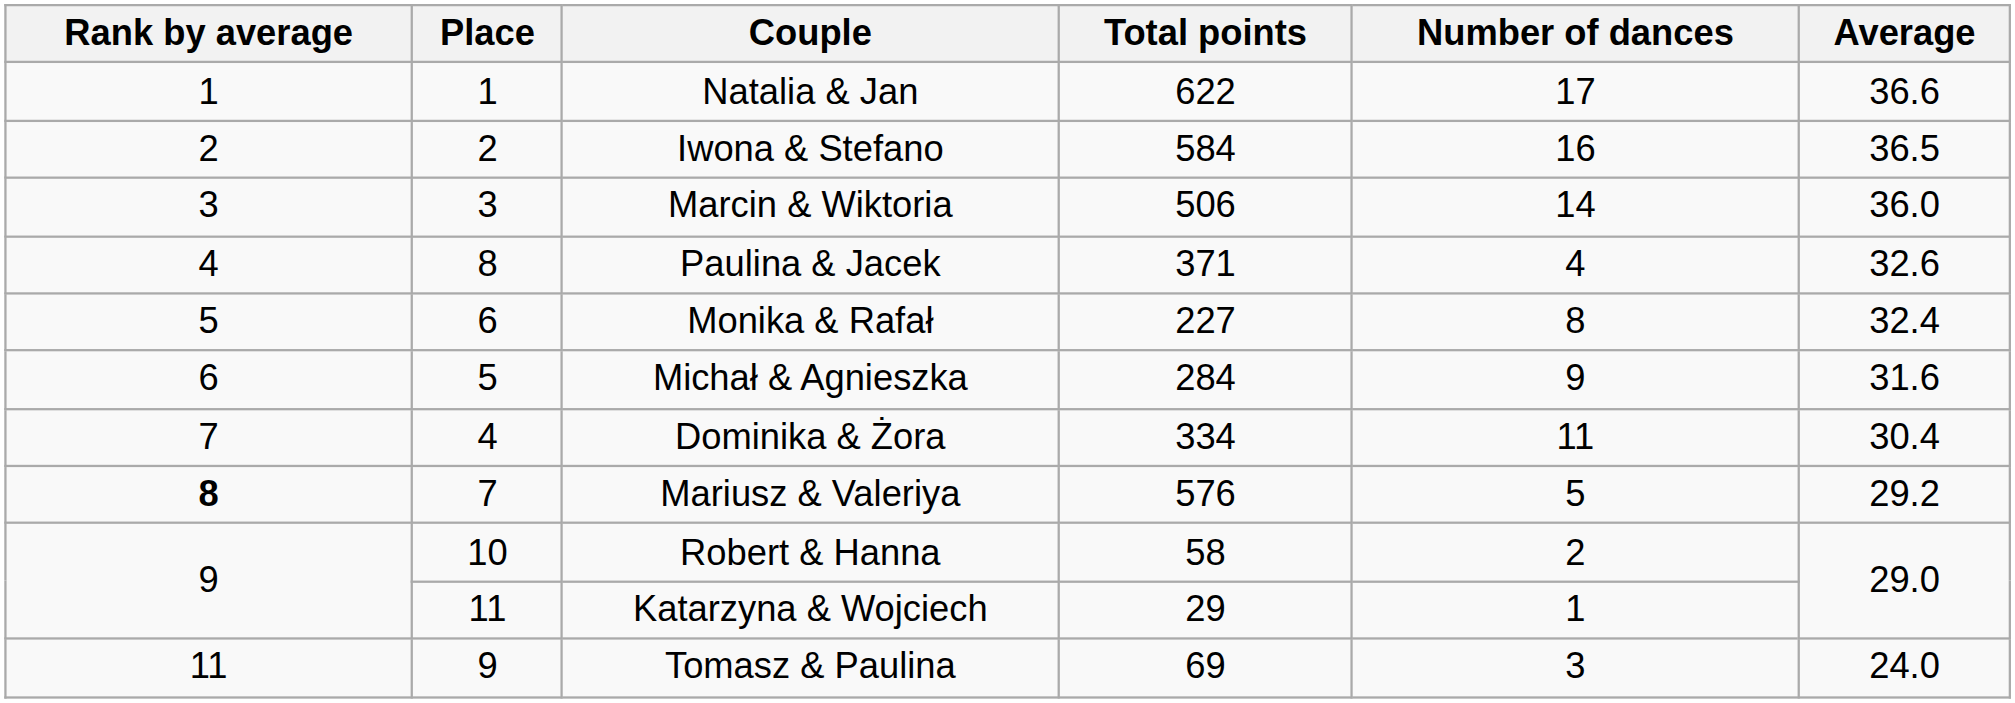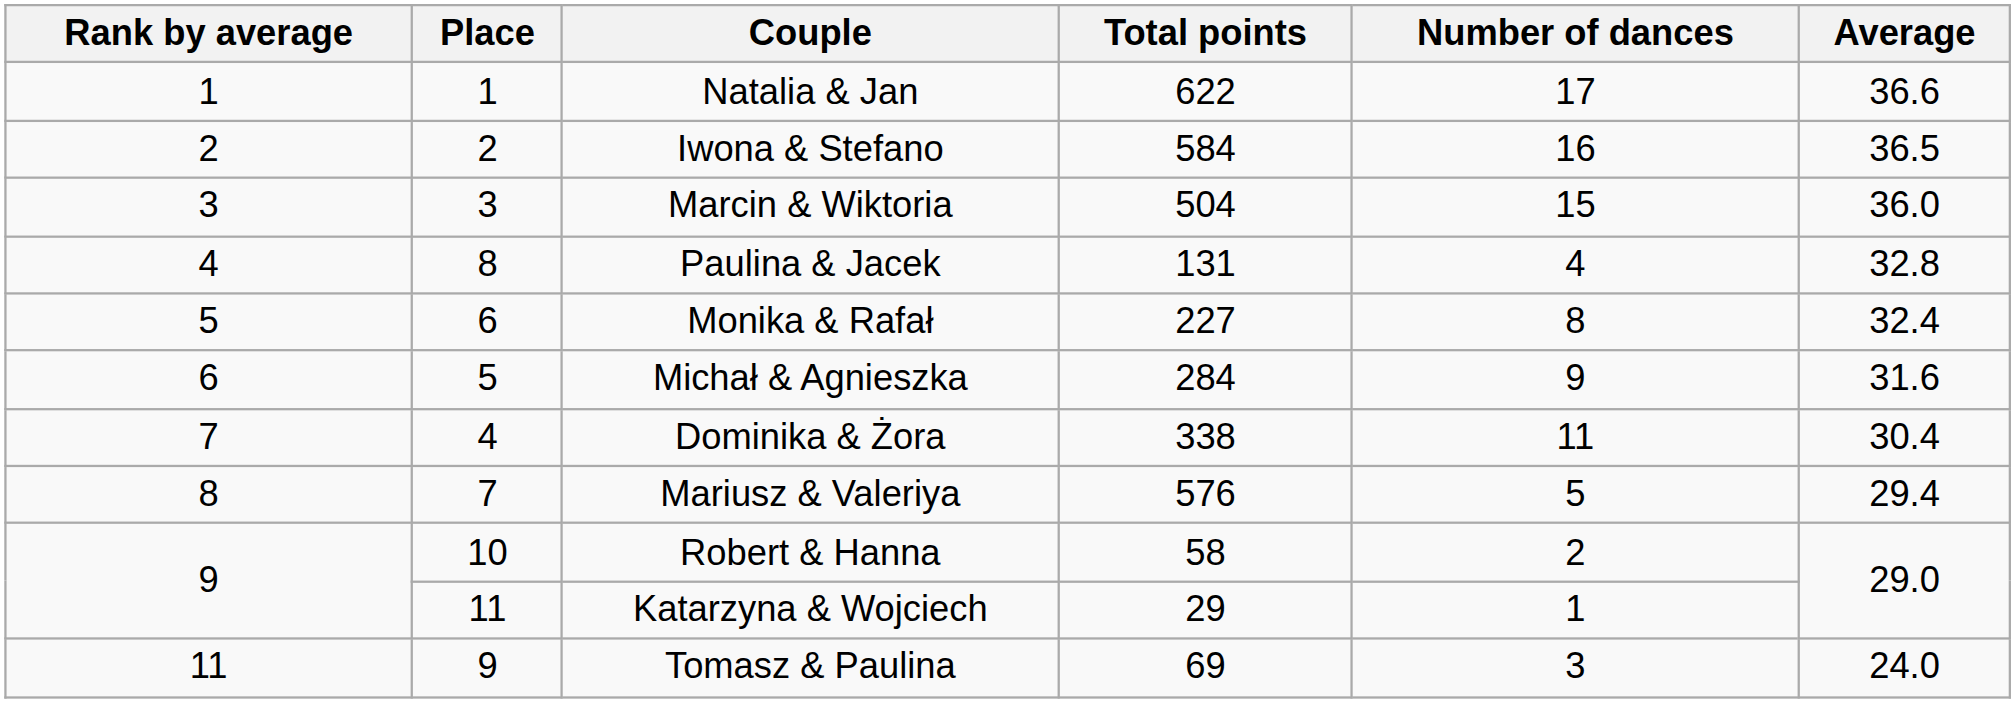(1206, 206) 506 -> (1206, 206) 504
(1575, 206) 14 -> (1575, 206) 15
(1206, 263) 371 -> (1206, 263) 131
(1905, 263) 32.6 -> (1905, 263) 32.8
(1206, 436) 334 -> (1206, 436) 338
(209, 494) bold -> (209, 494) normal
(1905, 494) 29.2 -> (1905, 494) 29.4
